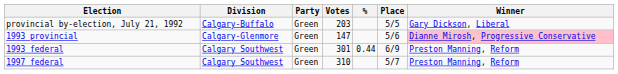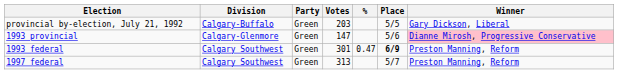(366, 50) 0.44 -> (366, 50) 0.47
(392, 50) normal -> (392, 50) bold
(343, 62) 310 -> (343, 62) 313
